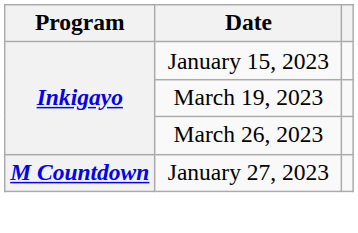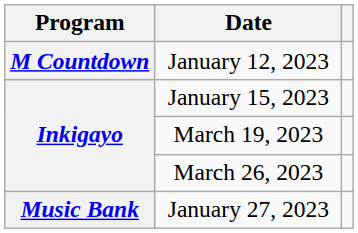+ row: (248, 60)
(80, 172) M Countdown -> (80, 209) Music Bank
